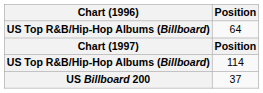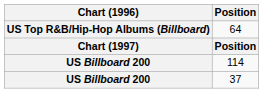(108, 63) US Top R&B/Hip-Hop Albums (Billboard) -> (108, 63) US Billboard 200
